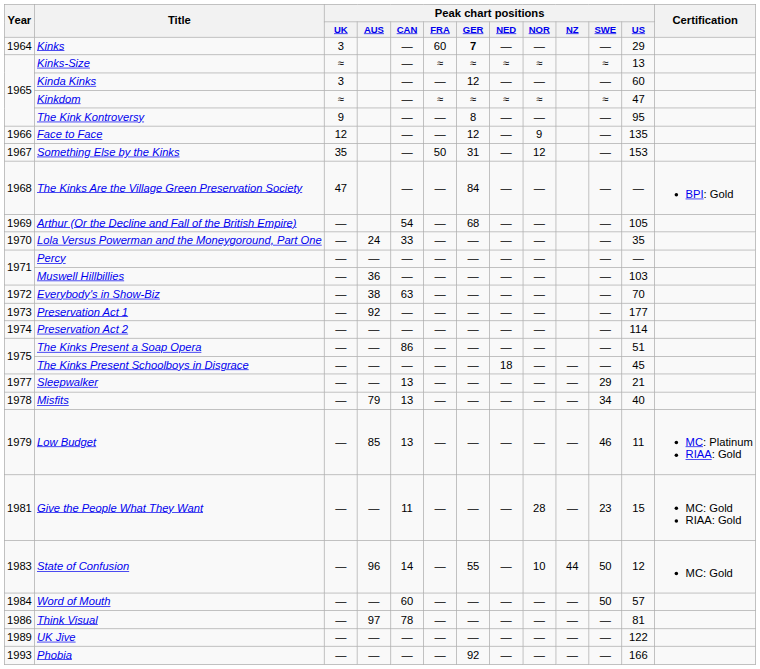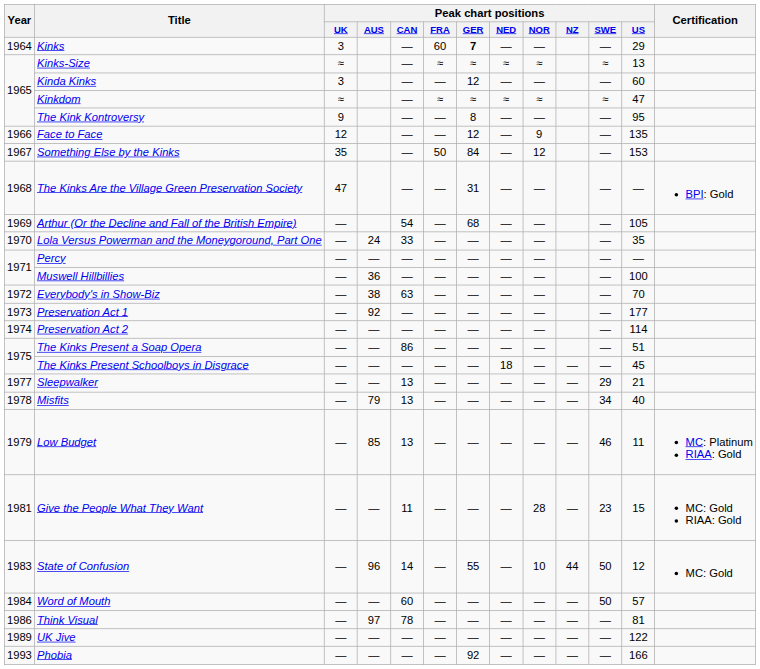(473, 152) 31 -> (473, 152) 84
(473, 187) 84 -> (473, 187) 31
(638, 276) 103 -> (638, 276) 100
